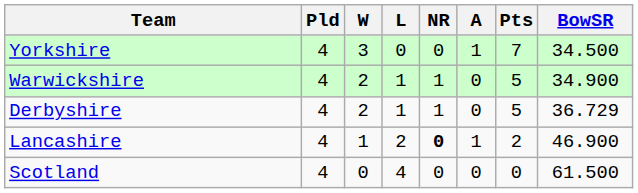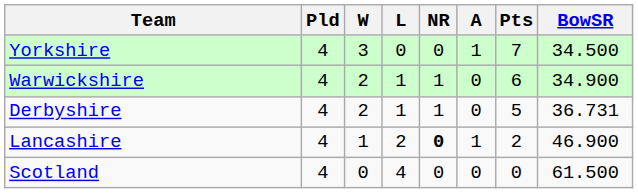(516, 81) 5 -> (516, 81) 6
(585, 112) 36.729 -> (585, 112) 36.731
